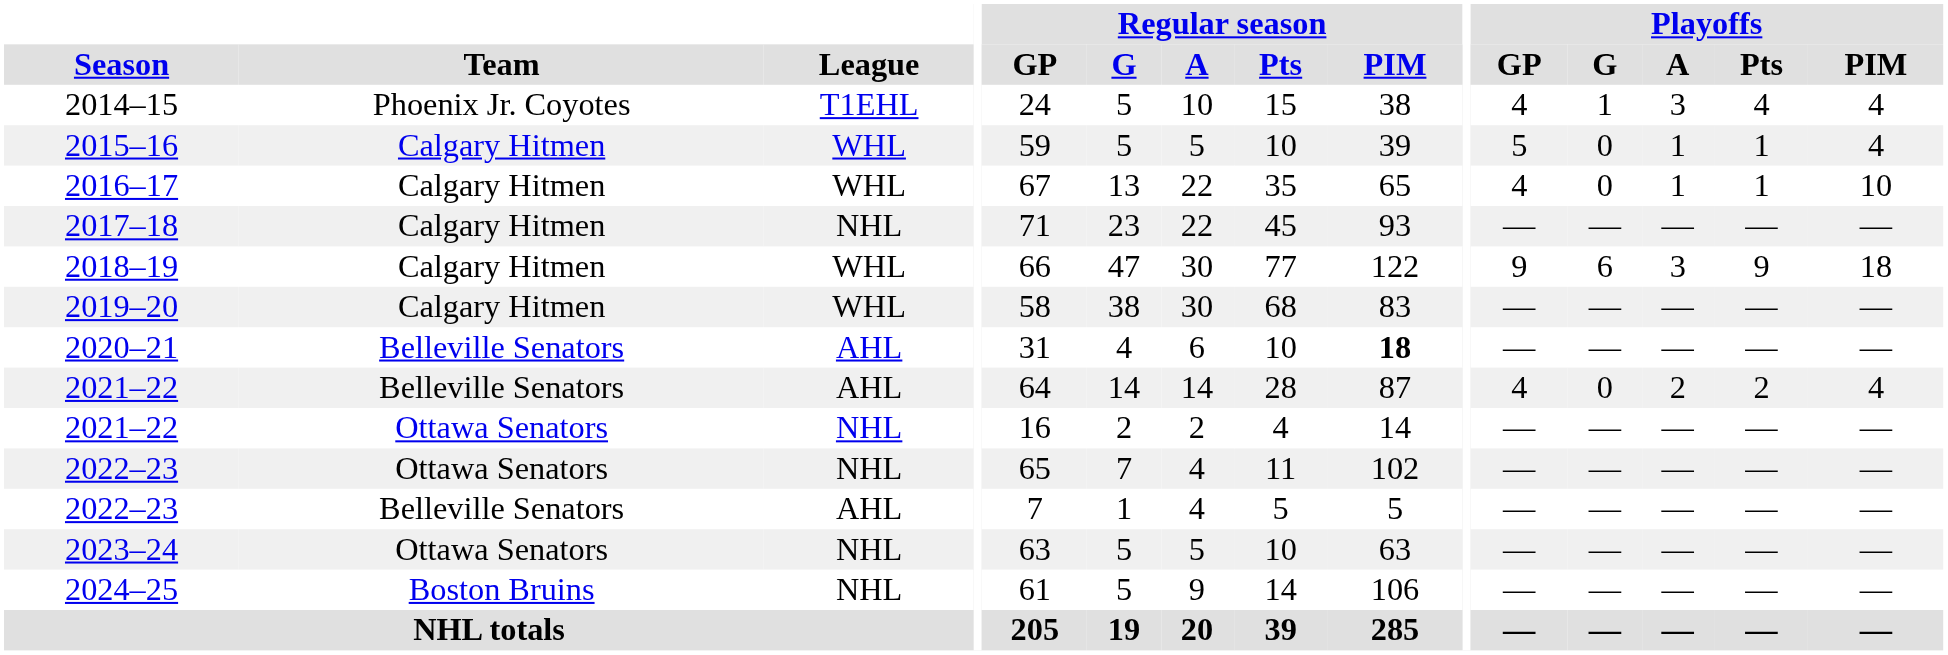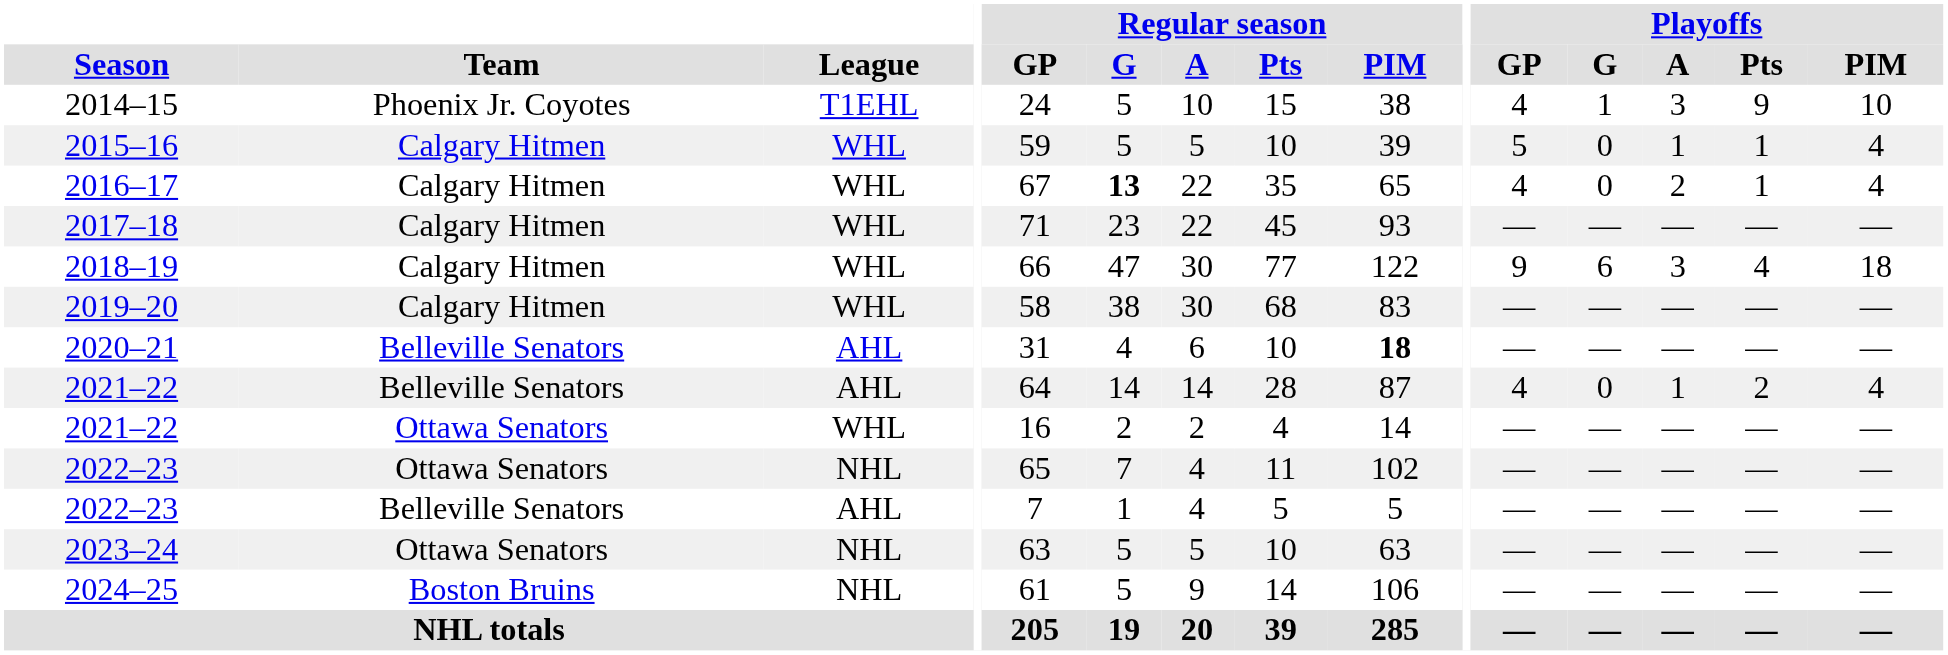(1761, 104) 4 -> (1761, 104) 9
(1876, 104) 4 -> (1876, 104) 10
(1124, 185) normal -> (1124, 185) bold
(1678, 185) 1 -> (1678, 185) 2
(1876, 185) 10 -> (1876, 185) 4
(869, 225) NHL -> (869, 225) WHL
(1761, 266) 9 -> (1761, 266) 4
(1678, 387) 2 -> (1678, 387) 1
(869, 427) NHL -> (869, 427) WHL
